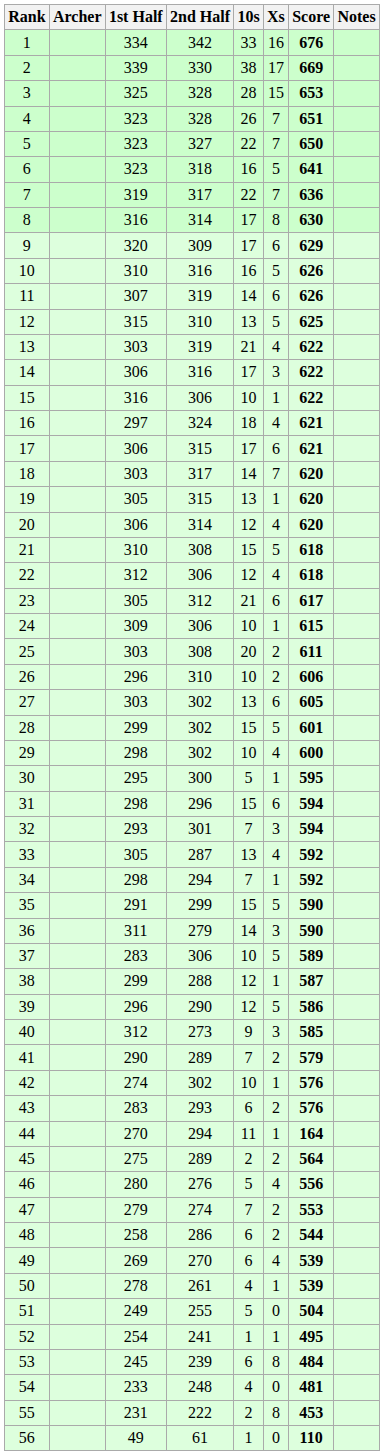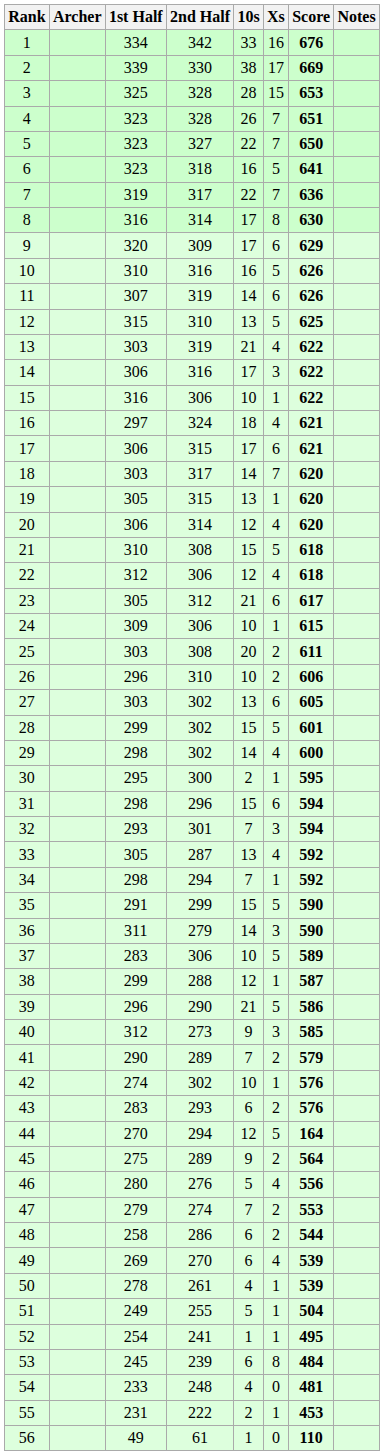(249, 753) 10 -> (249, 753) 14
(249, 778) 5 -> (249, 778) 2
(249, 1006) 12 -> (249, 1006) 21
(249, 1133) 11 -> (249, 1133) 12
(276, 1133) 1 -> (276, 1133) 5
(249, 1159) 2 -> (249, 1159) 9
(276, 1311) 0 -> (276, 1311) 1
(276, 1412) 8 -> (276, 1412) 1
